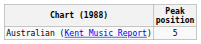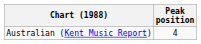(175, 33) 5 -> (175, 33) 4
